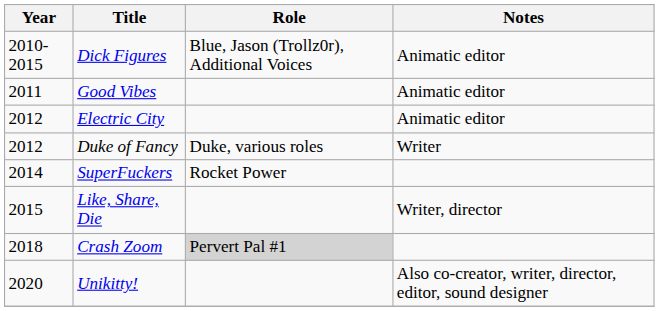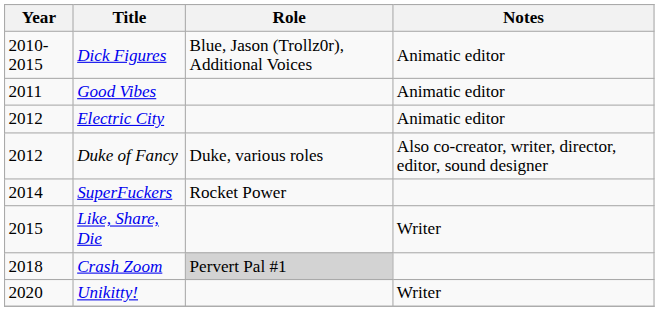(419, 145) Writer -> (507, 155) Also co-creator, writer, director, editor, sound designer
(449, 209) Writer, director -> (419, 229) Writer
(507, 283) Also co-creator, writer, director, editor, sound designer -> (419, 293) Writer
